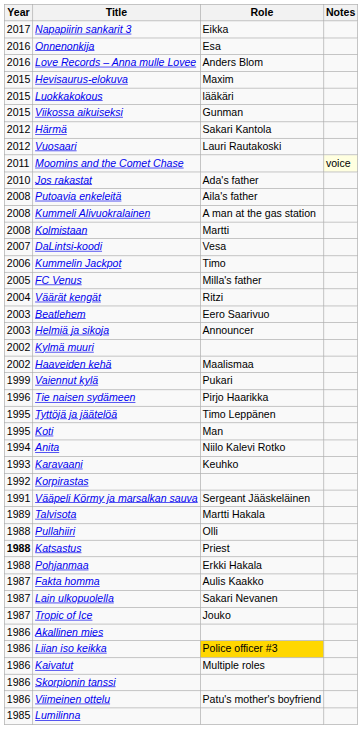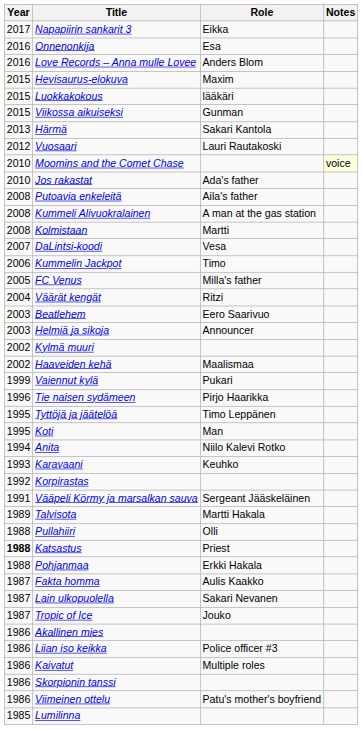(19, 130) 2012 -> (19, 130) 2013
(18, 163) 2011 -> (19, 163) 2010
(240, 649) gold background -> (240, 649) no background
